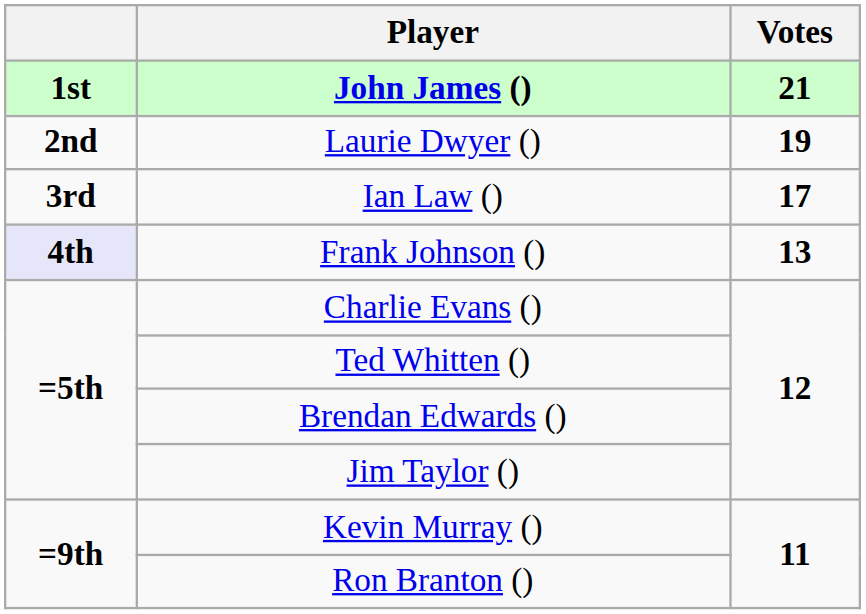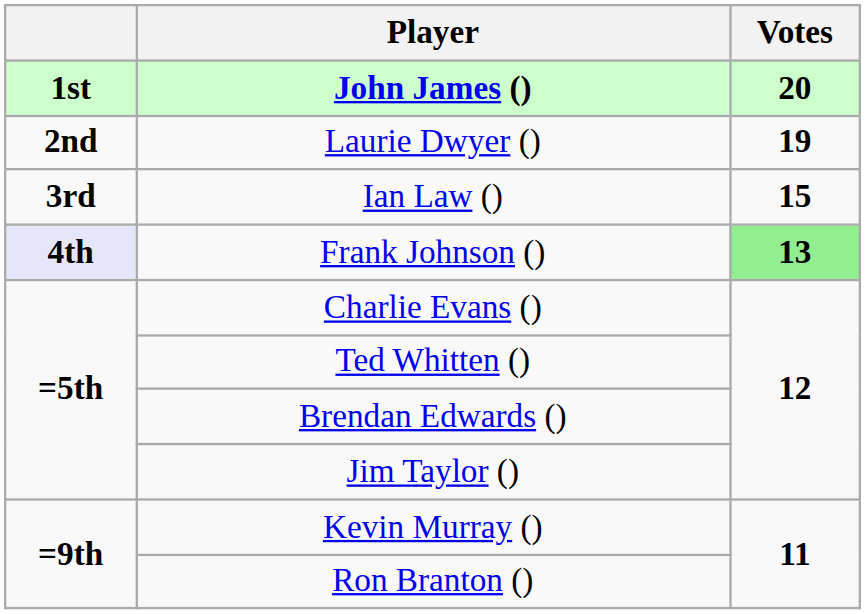(795, 87) 21 -> (795, 87) 20
(795, 196) 17 -> (795, 196) 15
(795, 251) no background -> (795, 251) lightgreen background
